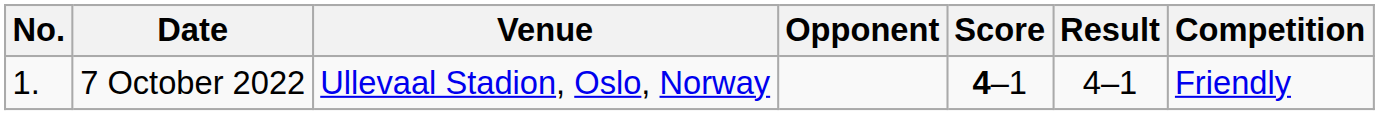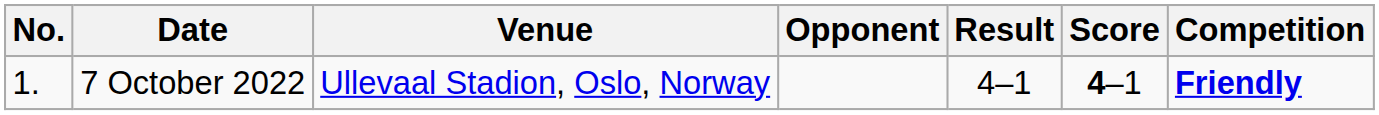columns swapped: (1000, 30) <-> (1110, 30)
(1233, 82) normal -> (1238, 82) bold
